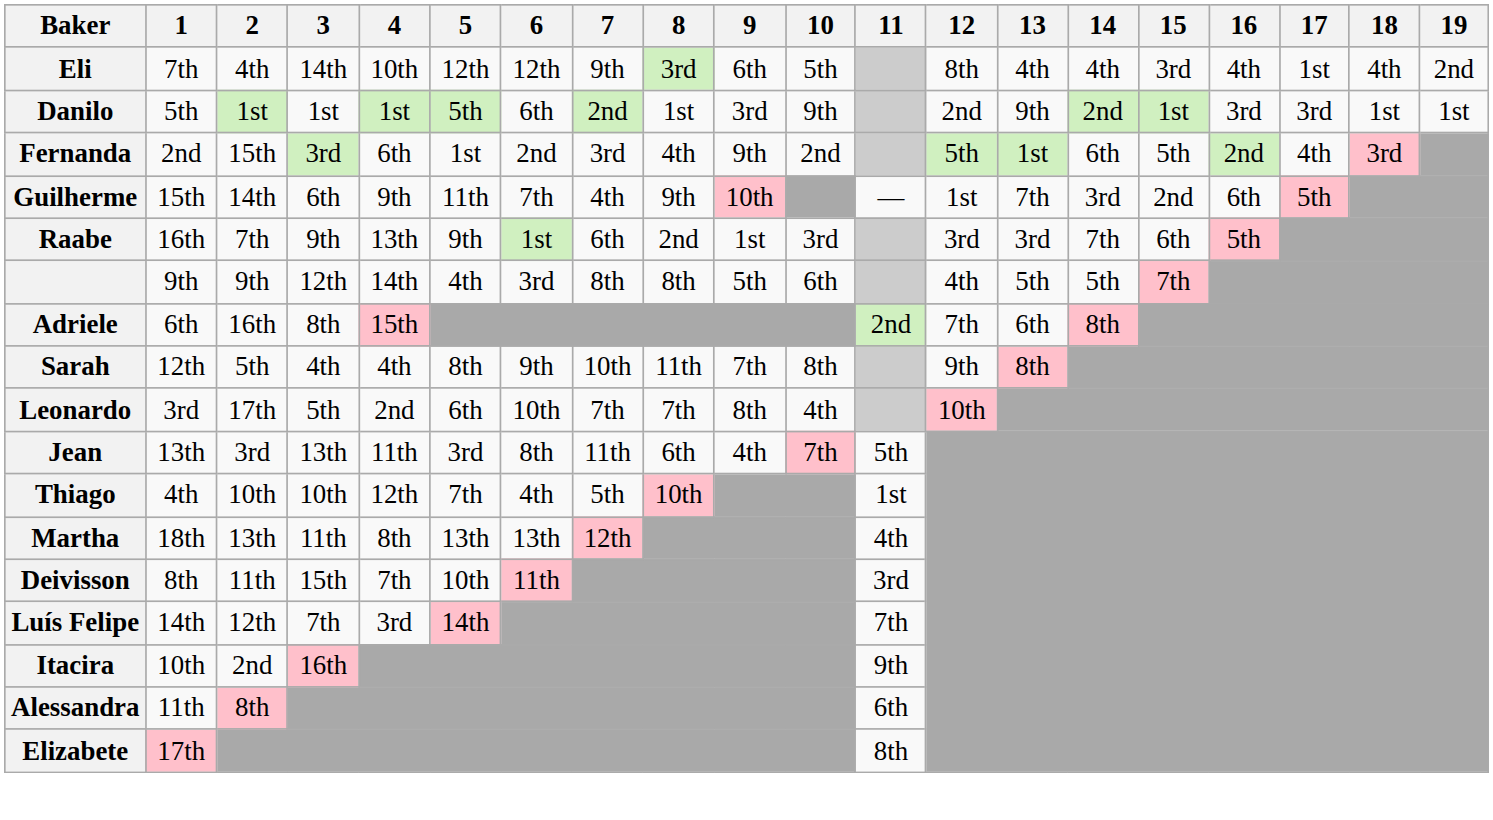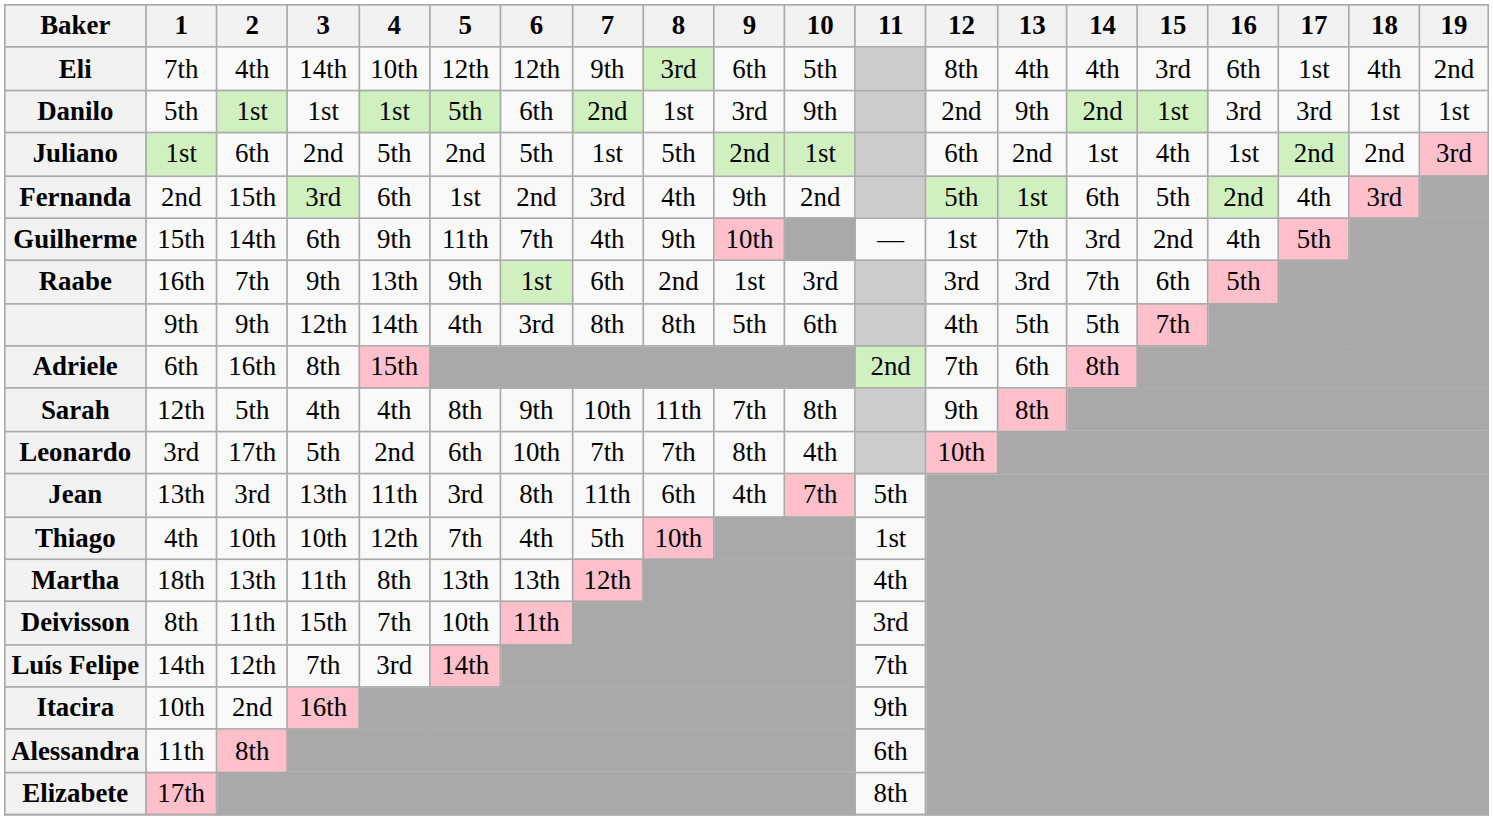(1244, 68) 4th -> (1243, 68) 6th
+ row: (75, 153)
(1244, 196) 6th -> (1243, 238) 4th
